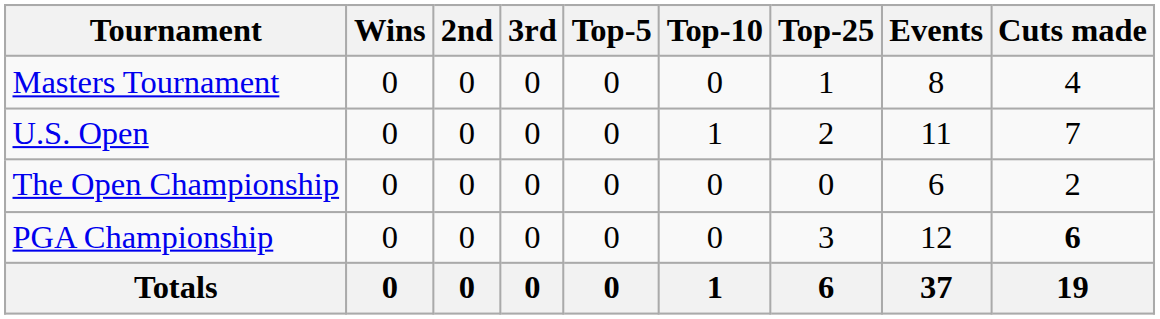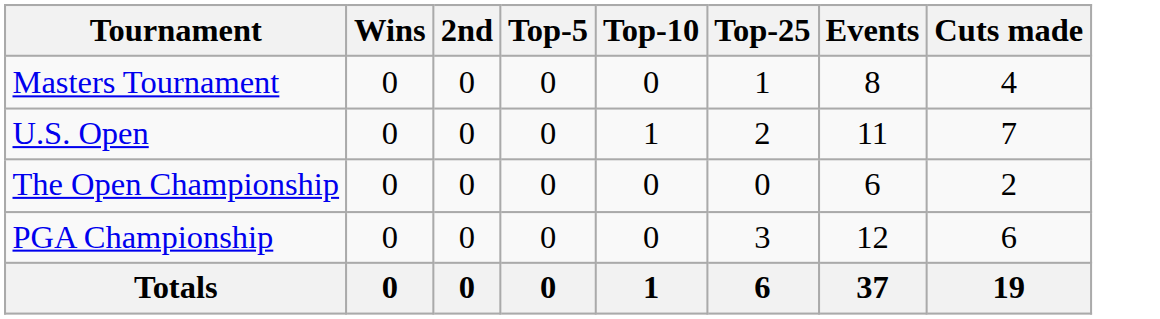- column: (532, 30)
(1073, 236) bold -> (1009, 236) normal
